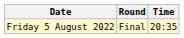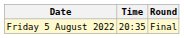columns swapped: (164, 12) <-> (132, 12)
